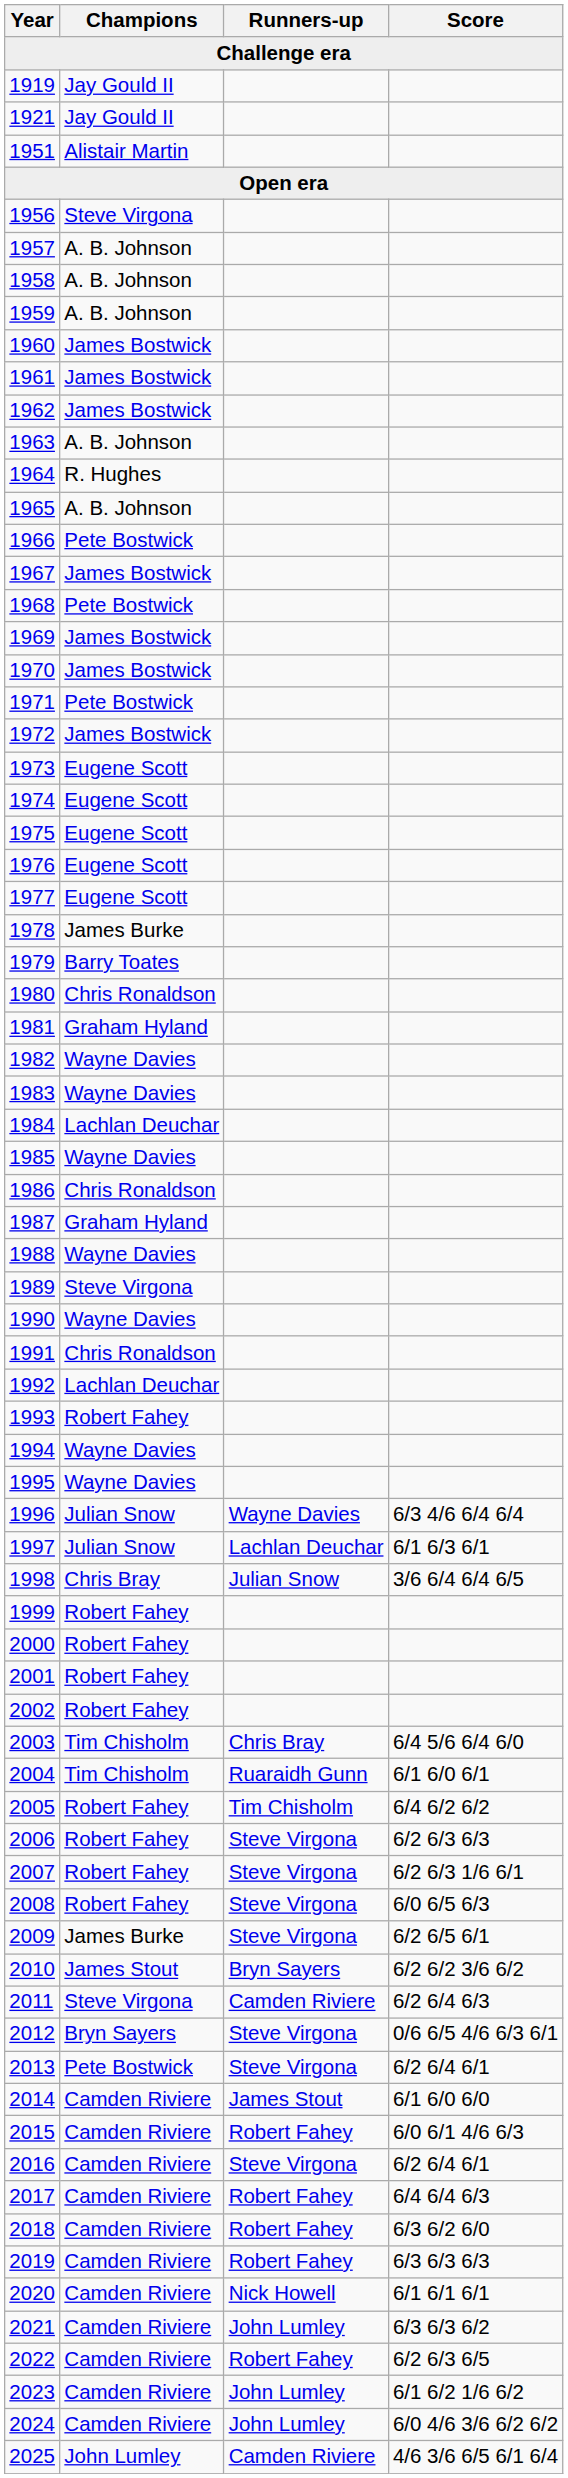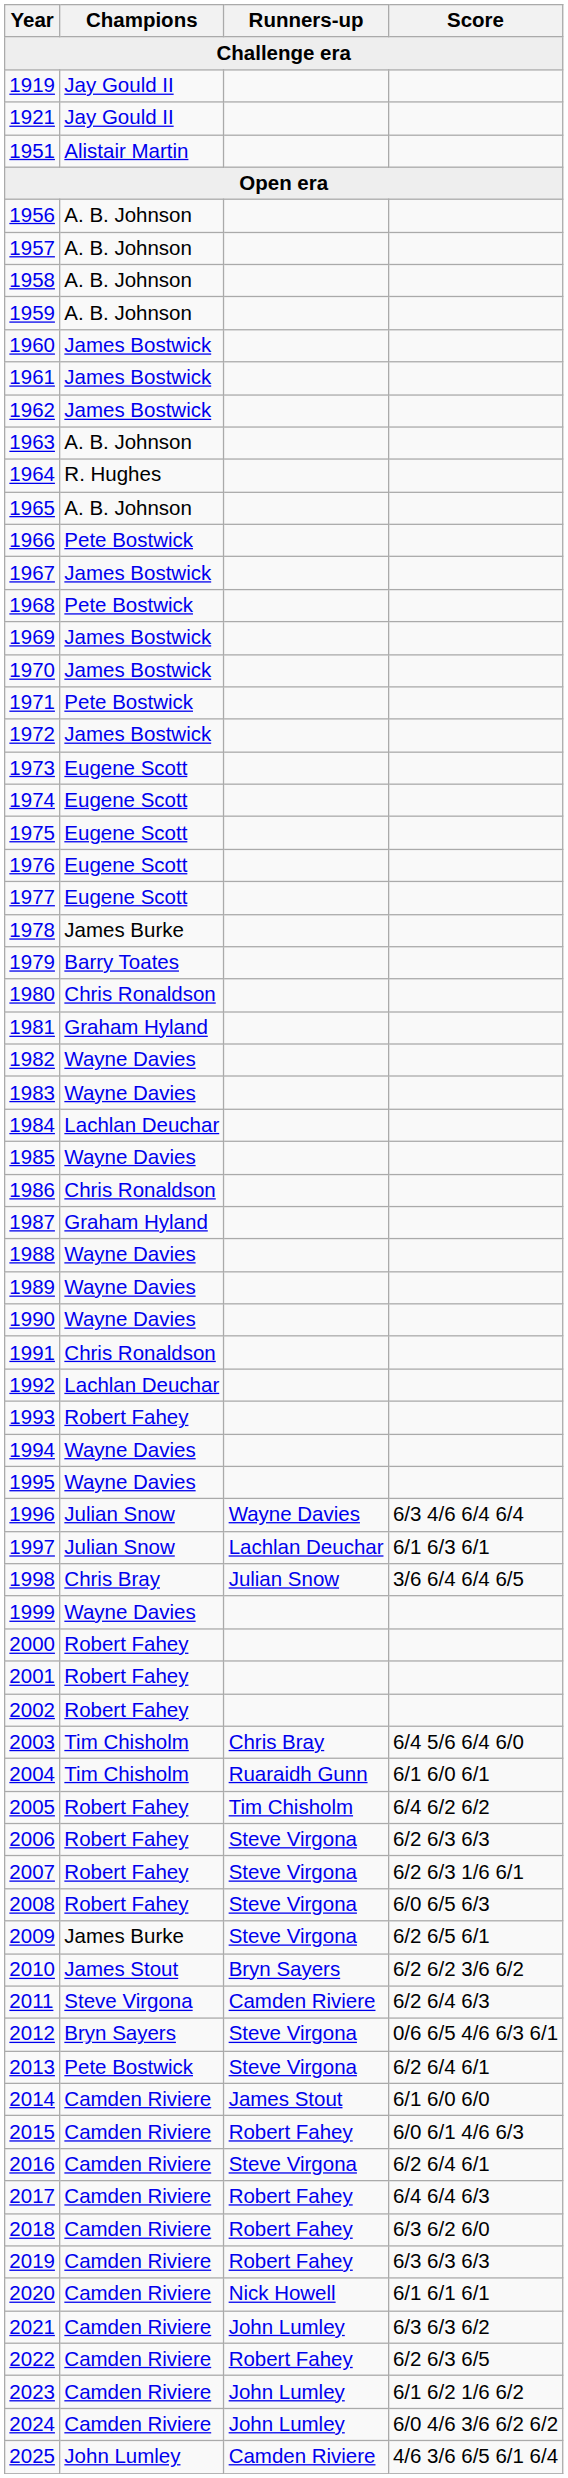(128, 215) Steve Virgona -> (128, 215) A. B. Johnson
(128, 1287) Steve Virgona -> (130, 1287) Wayne Davies
(126, 1612) Robert Fahey -> (130, 1612) Wayne Davies
